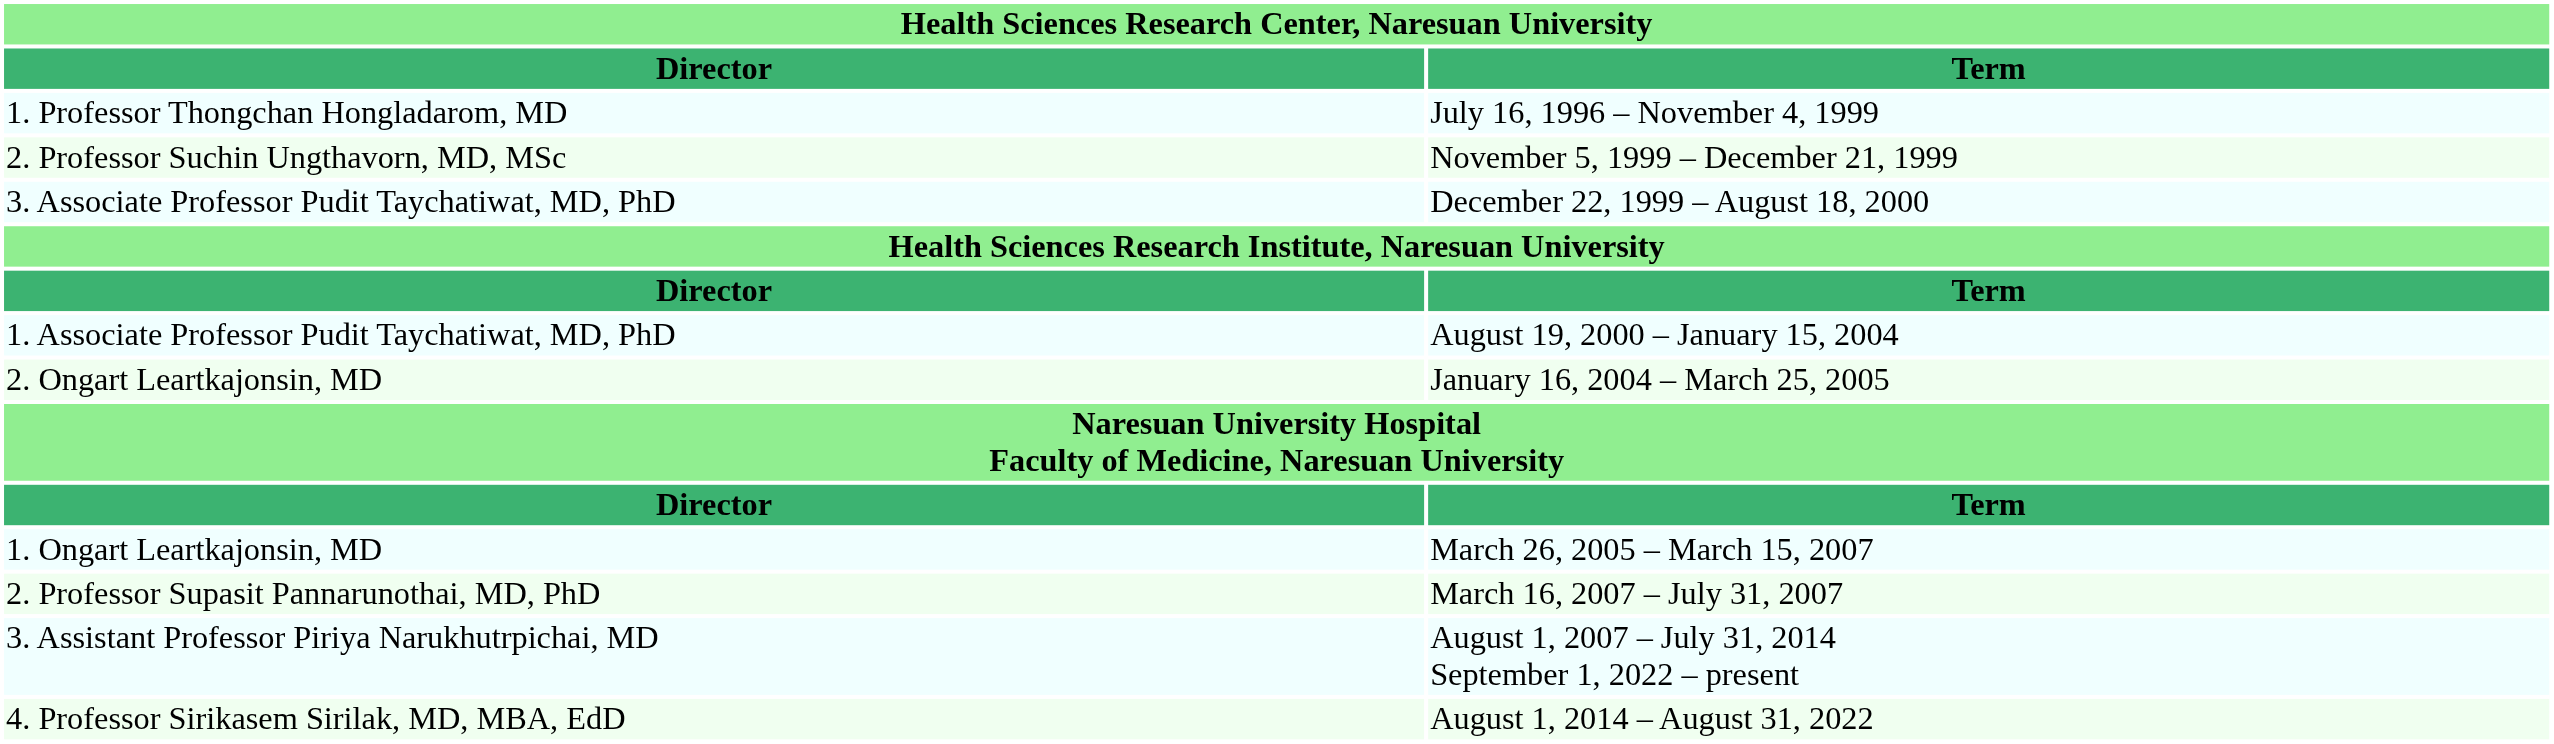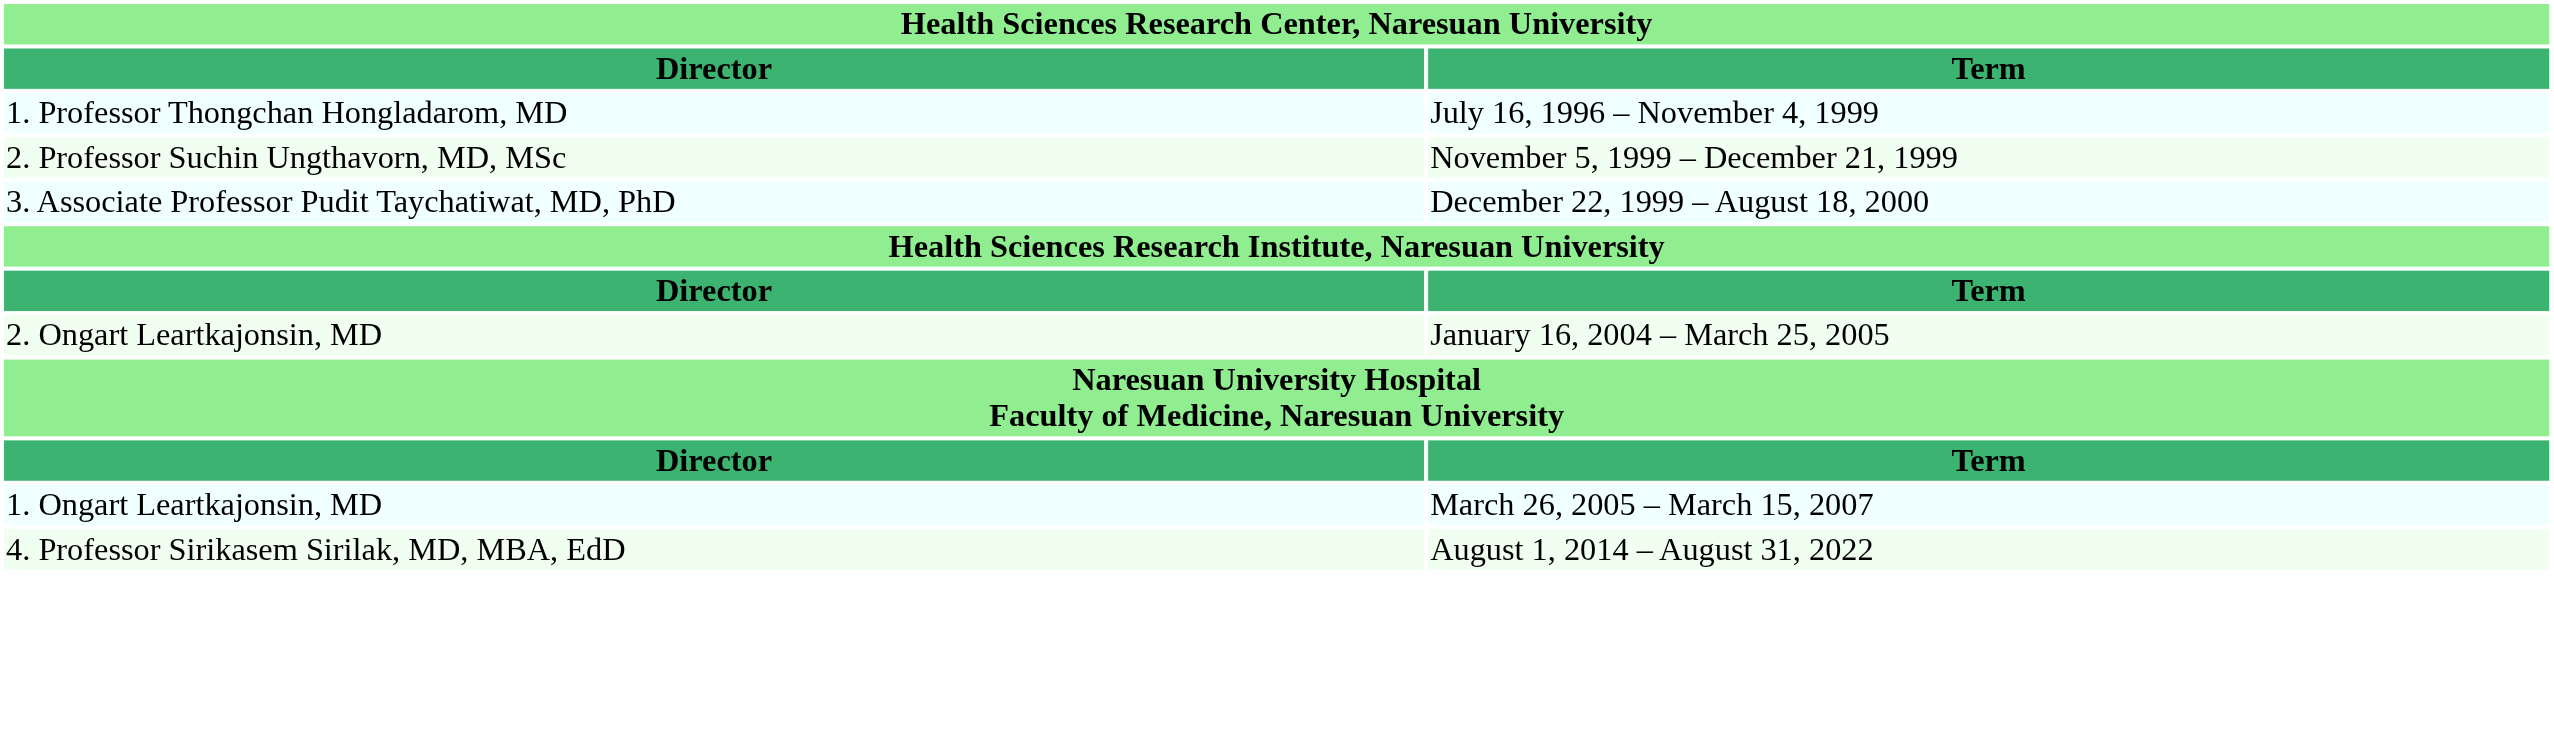- row: (341, 334)
- row: (303, 593)
- row: (332, 637)
